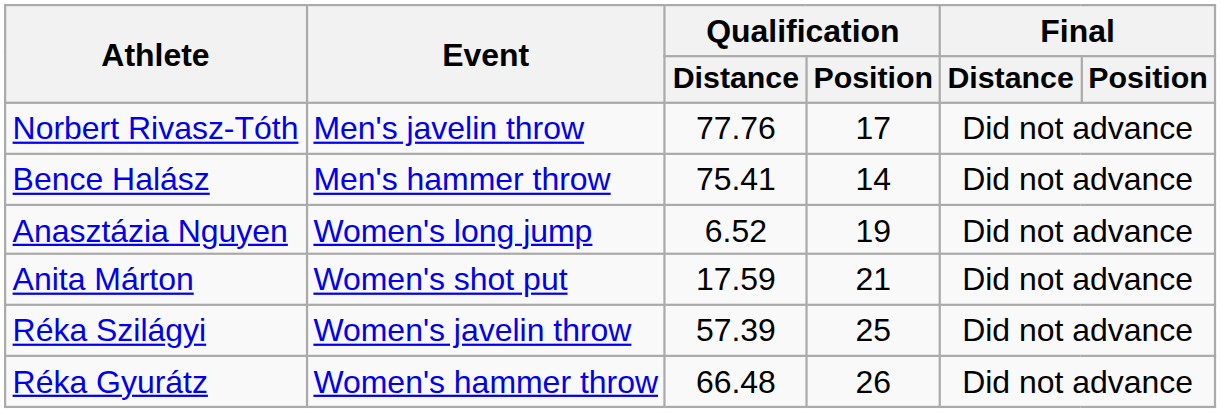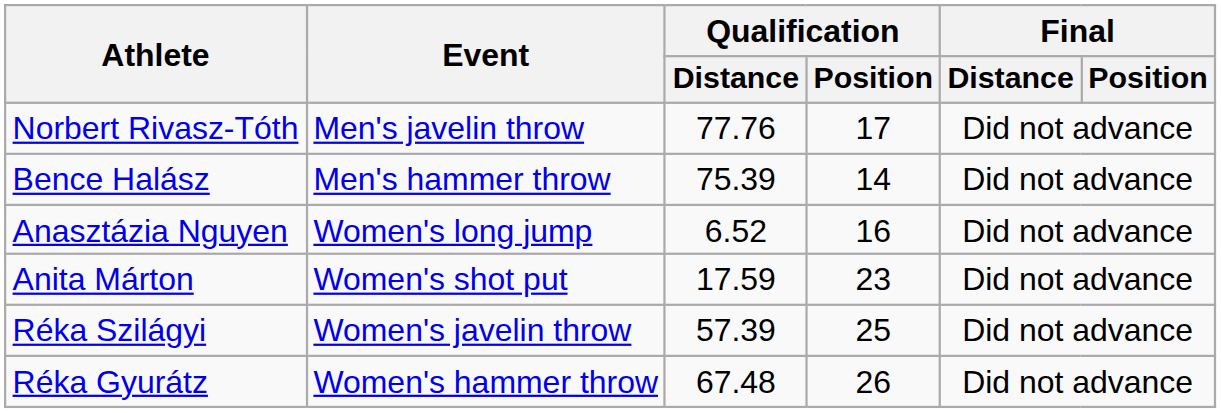(736, 179) 75.41 -> (736, 179) 75.39
(873, 230) 19 -> (873, 230) 16
(873, 280) 21 -> (873, 280) 23
(736, 381) 66.48 -> (736, 381) 67.48
